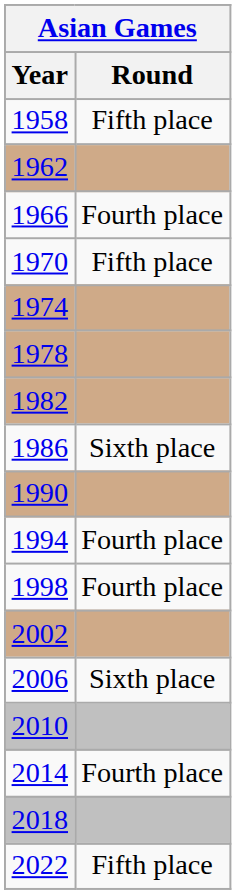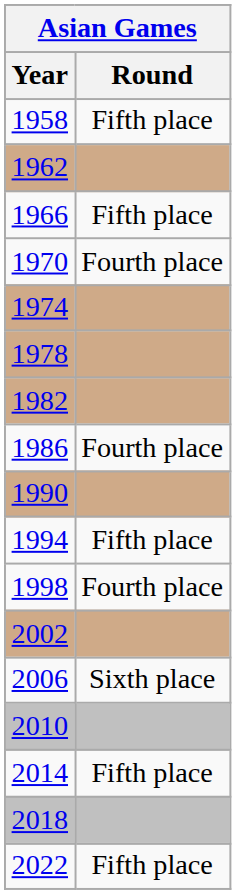(152, 214) Fourth place -> (152, 214) Fifth place
(152, 260) Fifth place -> (152, 260) Fourth place
(152, 447) Sixth place -> (152, 447) Fourth place
(152, 540) Fourth place -> (152, 540) Fifth place
(152, 772) Fourth place -> (152, 772) Fifth place
